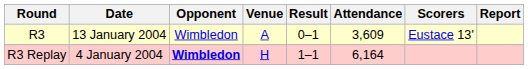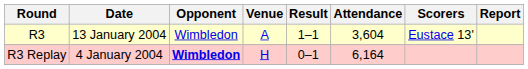(308, 34) 0–1 -> (308, 34) 1–1
(368, 34) 3,609 -> (368, 34) 3,604
(308, 54) 1–1 -> (308, 54) 0–1
